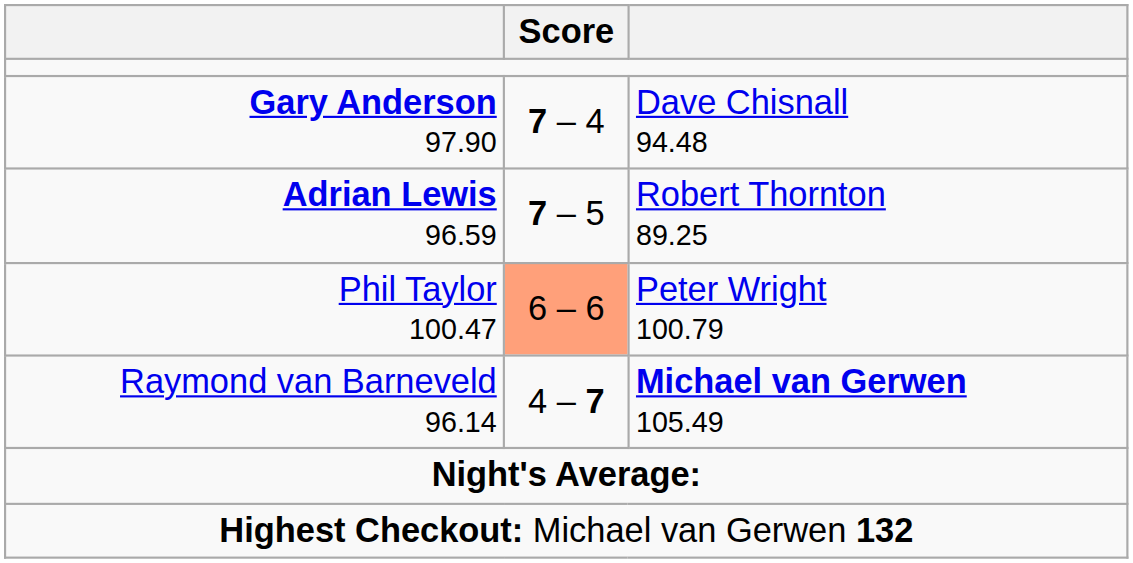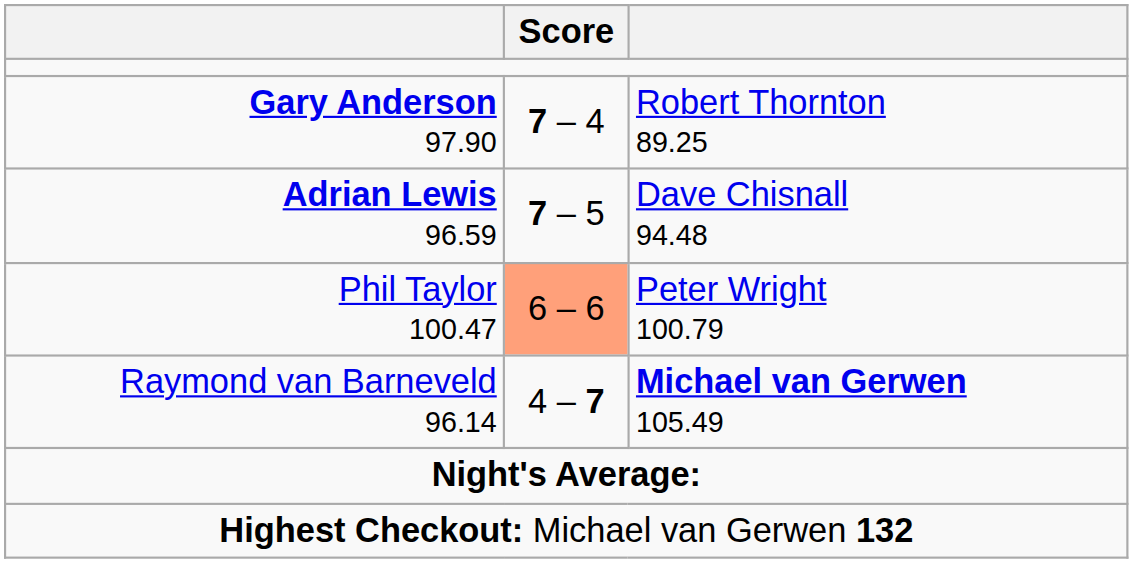(742, 121) Dave Chisnall 94.48 -> (761, 121) Robert Thornton 89.25
(761, 214) Robert Thornton 89.25 -> (742, 214) Dave Chisnall 94.48
